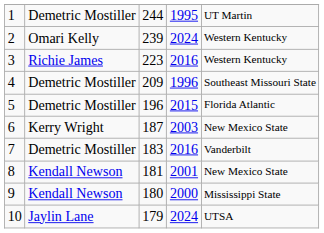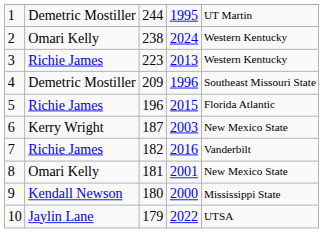(153, 37) 239 -> (153, 37) 238
(184, 60) 2016 -> (184, 60) 2013
(82, 104) Demetric Mostiller -> (66, 104) Richie James
(82, 149) Demetric Mostiller -> (66, 149) Richie James
(153, 149) 183 -> (153, 149) 182
(75, 171) Kendall Newson -> (64, 171) Omari Kelly
(184, 216) 2024 -> (184, 216) 2022
